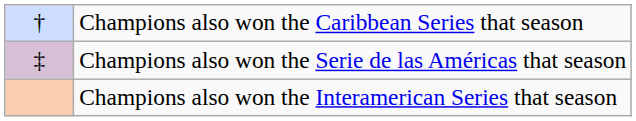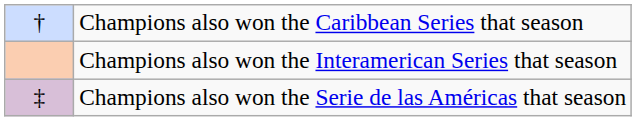rows swapped: (348, 97) <-> (353, 60)
